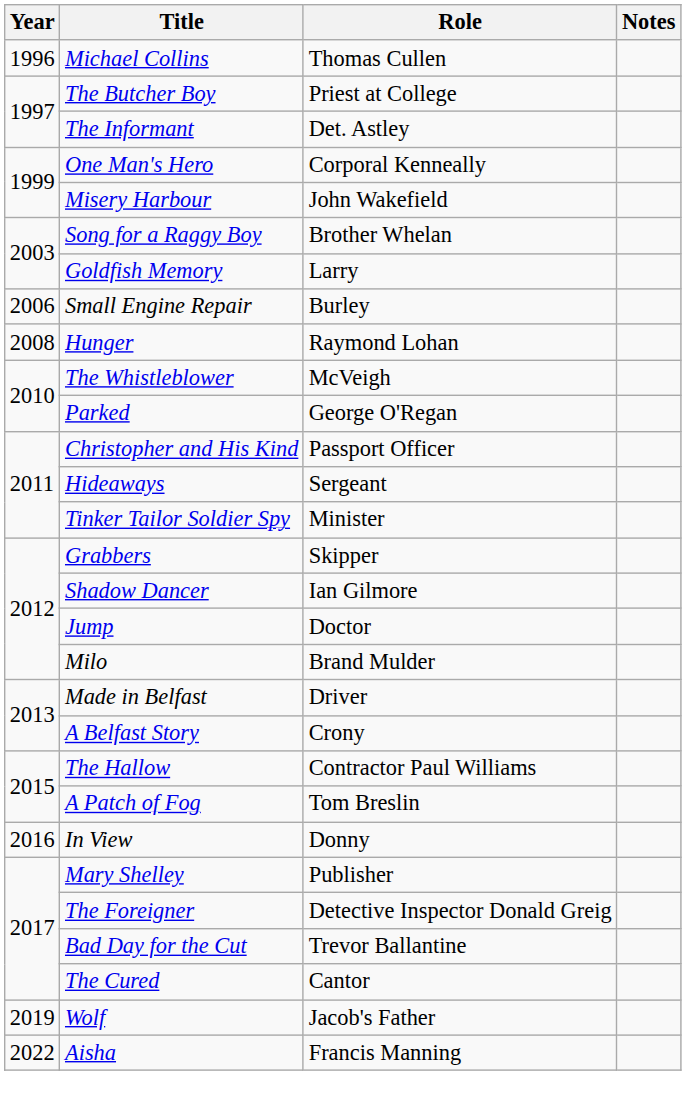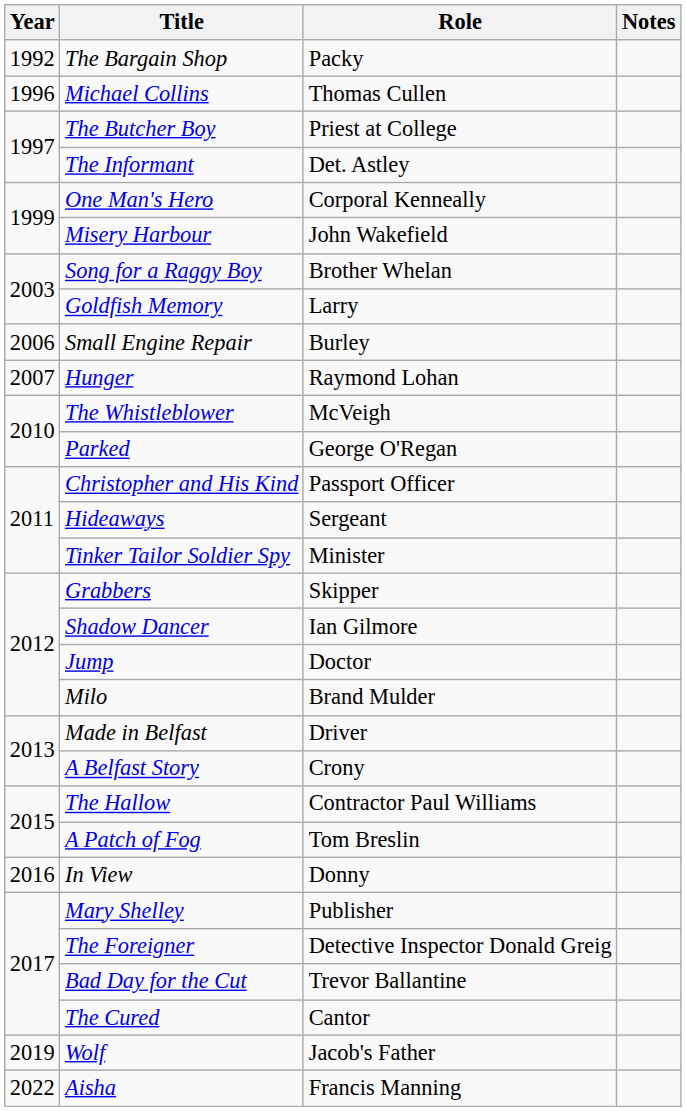+ row: (146, 57)
(32, 341) 2008 -> (32, 377) 2007
